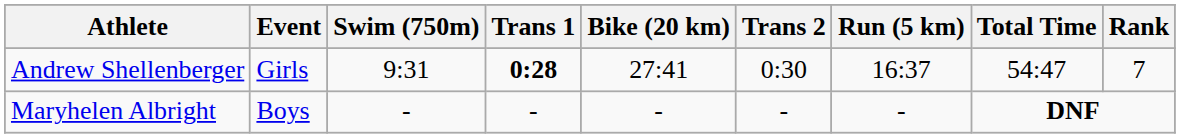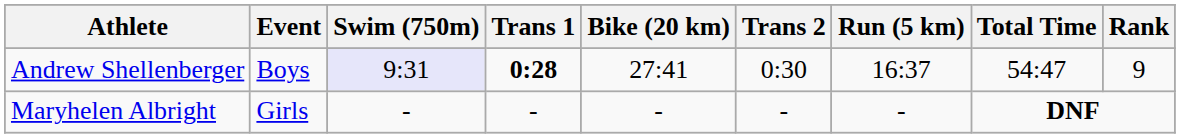(282, 69) Girls -> (283, 69) Boys
(406, 69) no background -> (406, 69) lavender background
(1139, 69) 7 -> (1139, 69) 9
(283, 111) Boys -> (282, 111) Girls
